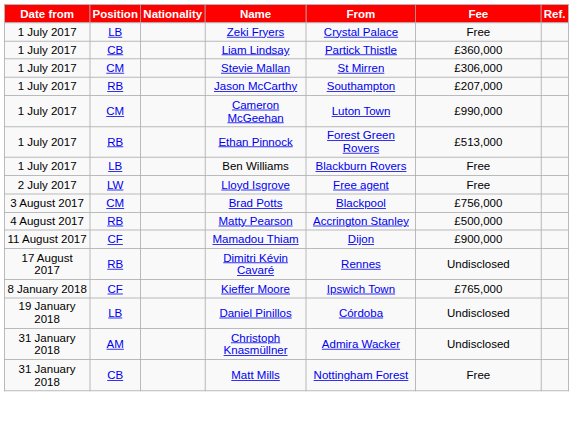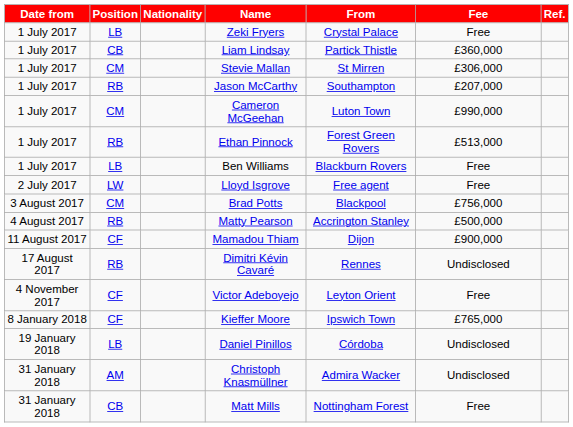+ row: (256, 295)
